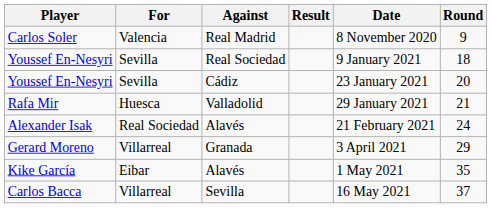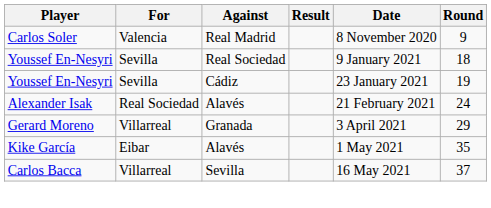(463, 81) 20 -> (463, 81) 19
- row: (33, 103)
